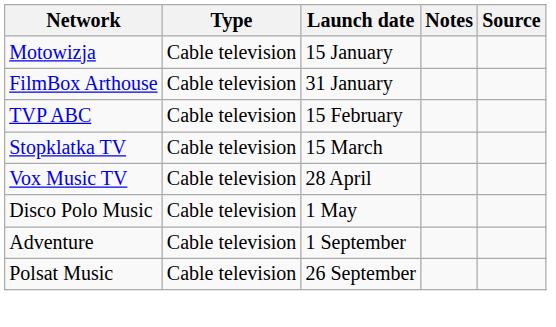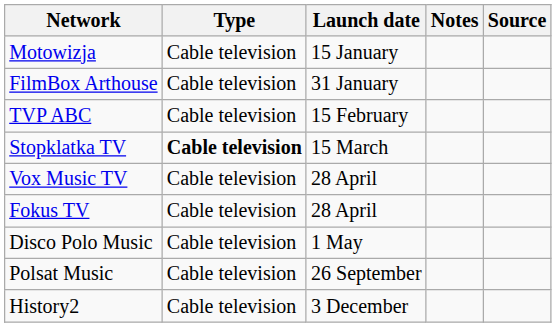(232, 147) normal -> (234, 147) bold
+ row: (49, 210)
- row: (51, 242)
+ row: (44, 305)
